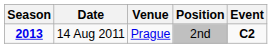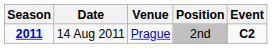(29, 34) 2013 -> (29, 34) 2011
